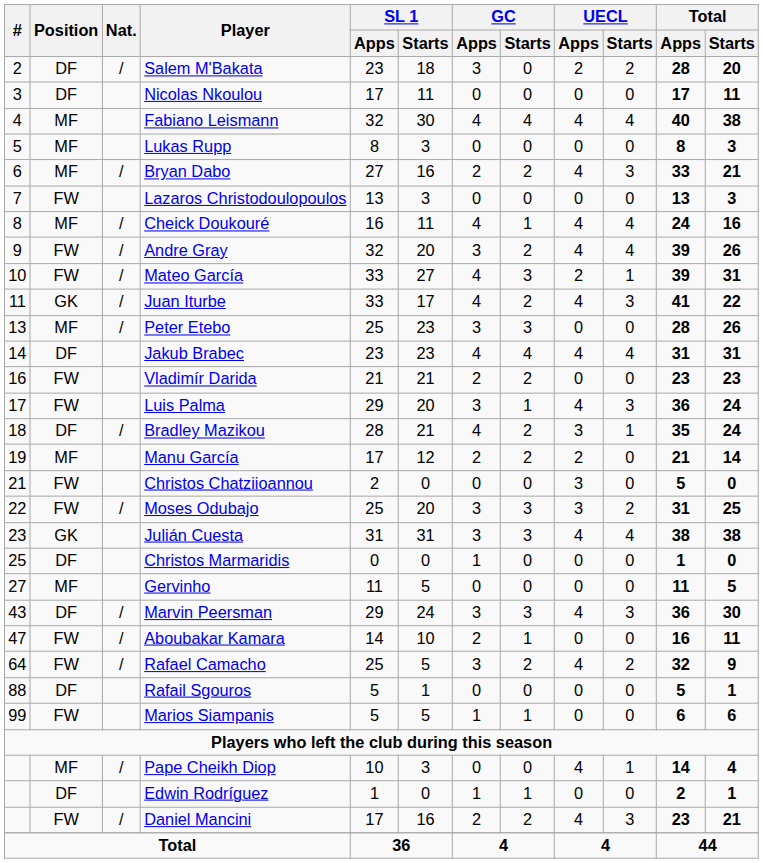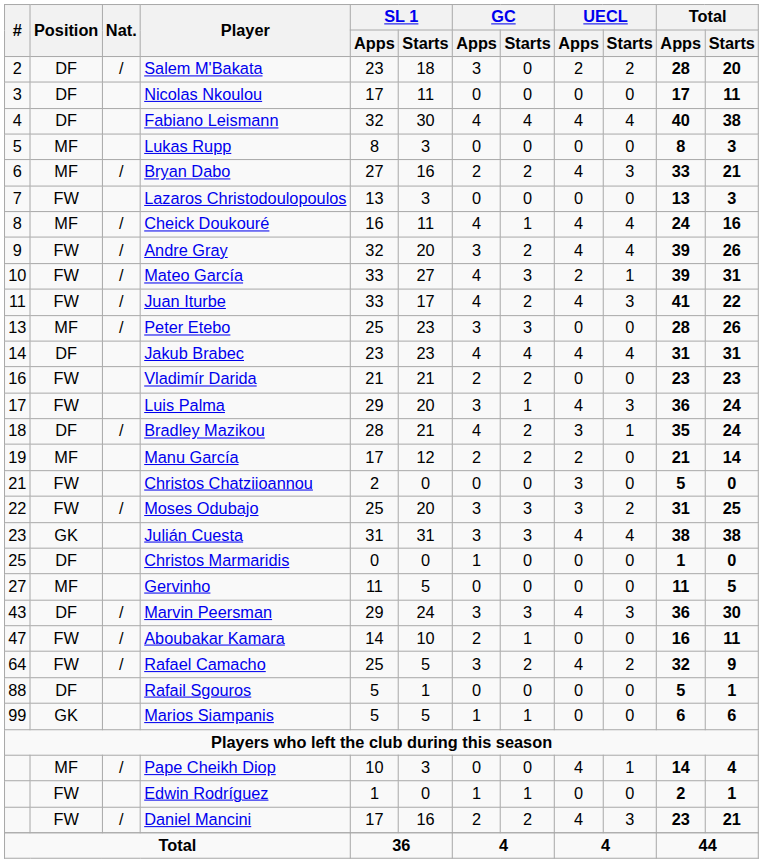(66, 120) MF -> (66, 120) DF
(66, 302) GK -> (66, 302) FW
(66, 716) FW -> (66, 716) GK
(66, 793) DF -> (66, 793) FW
